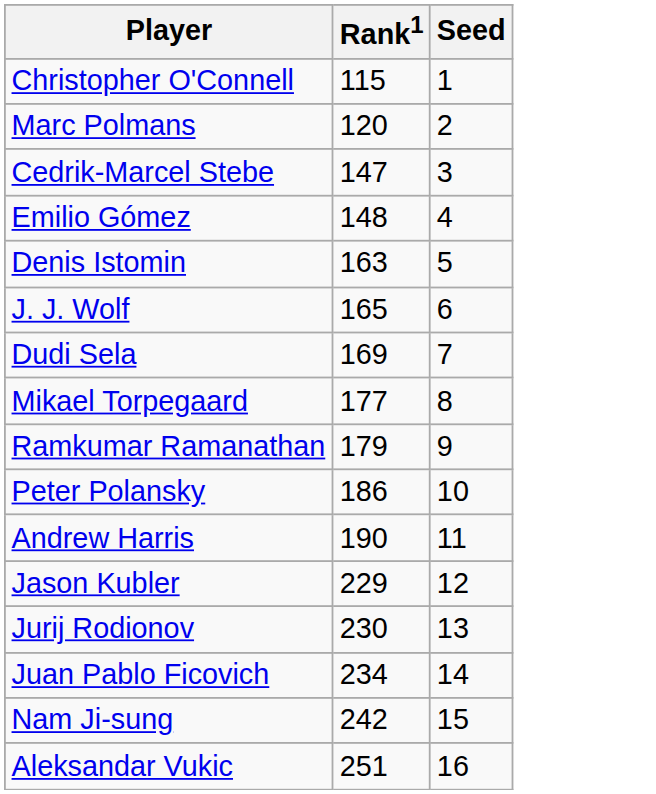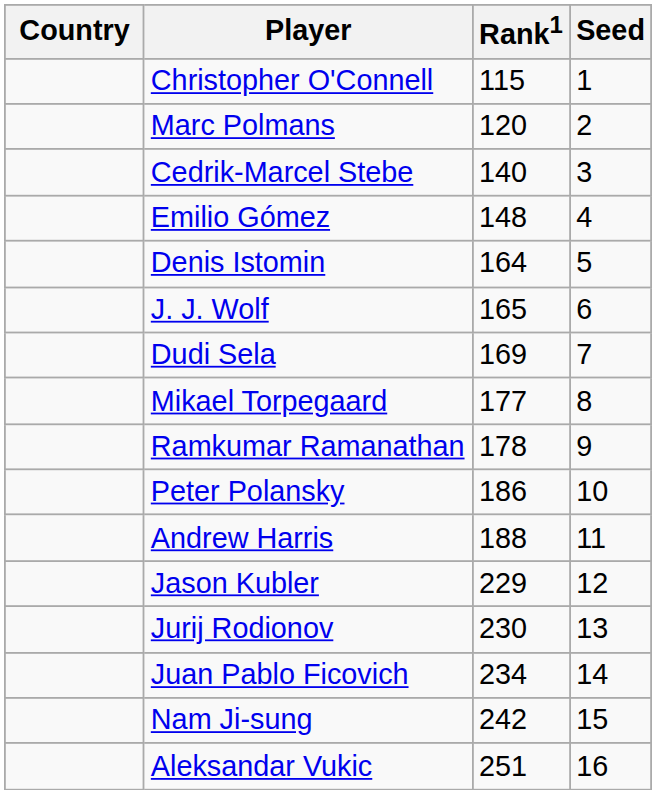+ column: (75, 31)
(364, 172) 147 -> (503, 172) 140
(364, 263) 163 -> (503, 263) 164
(364, 446) 179 -> (503, 446) 178
(364, 537) 190 -> (503, 537) 188
